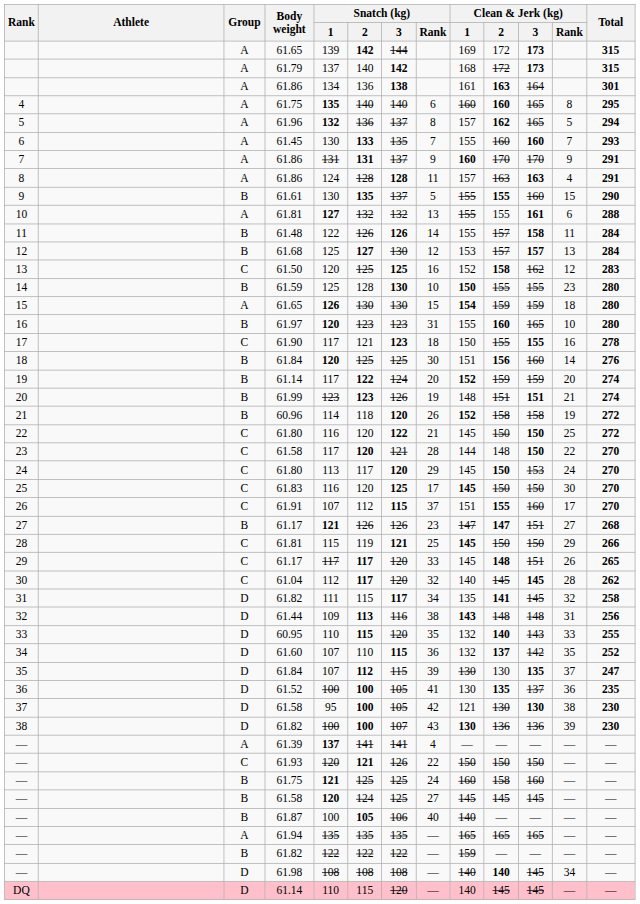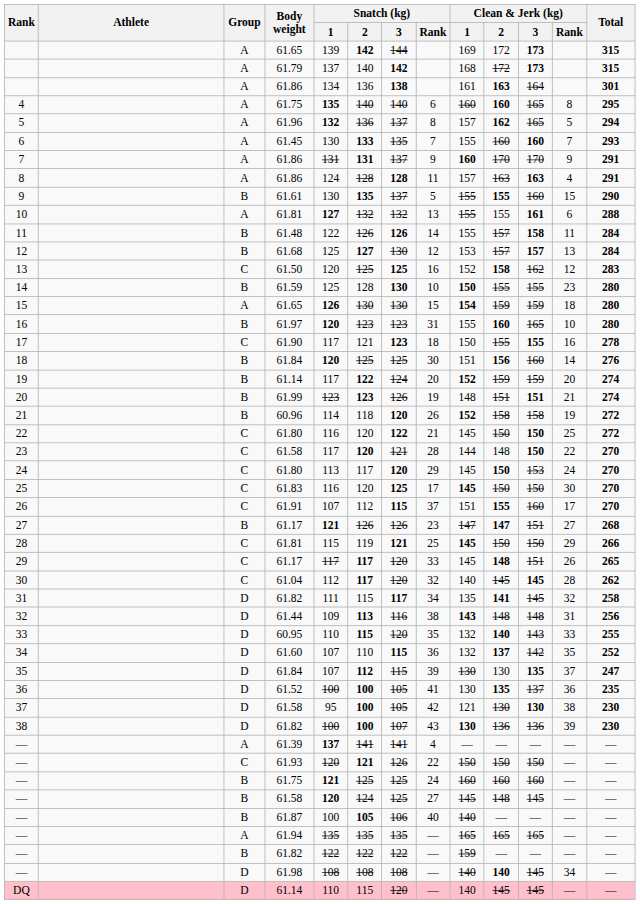(501, 780) 158 -> (501, 780) 160
(501, 799) 145 -> (501, 799) 148
